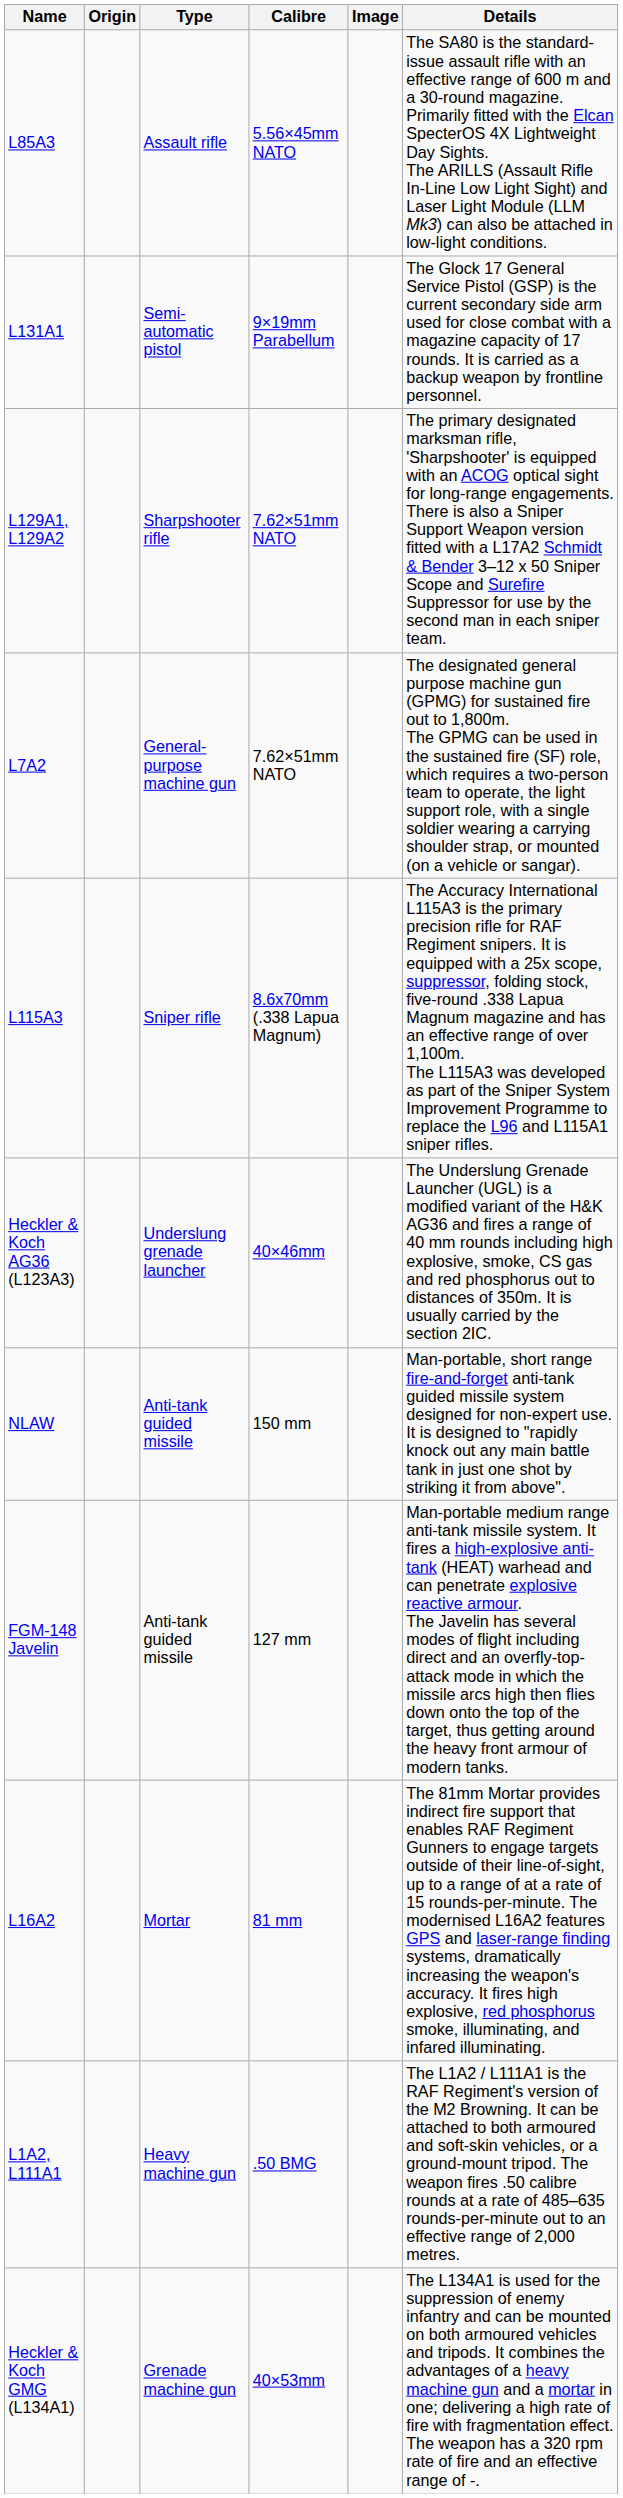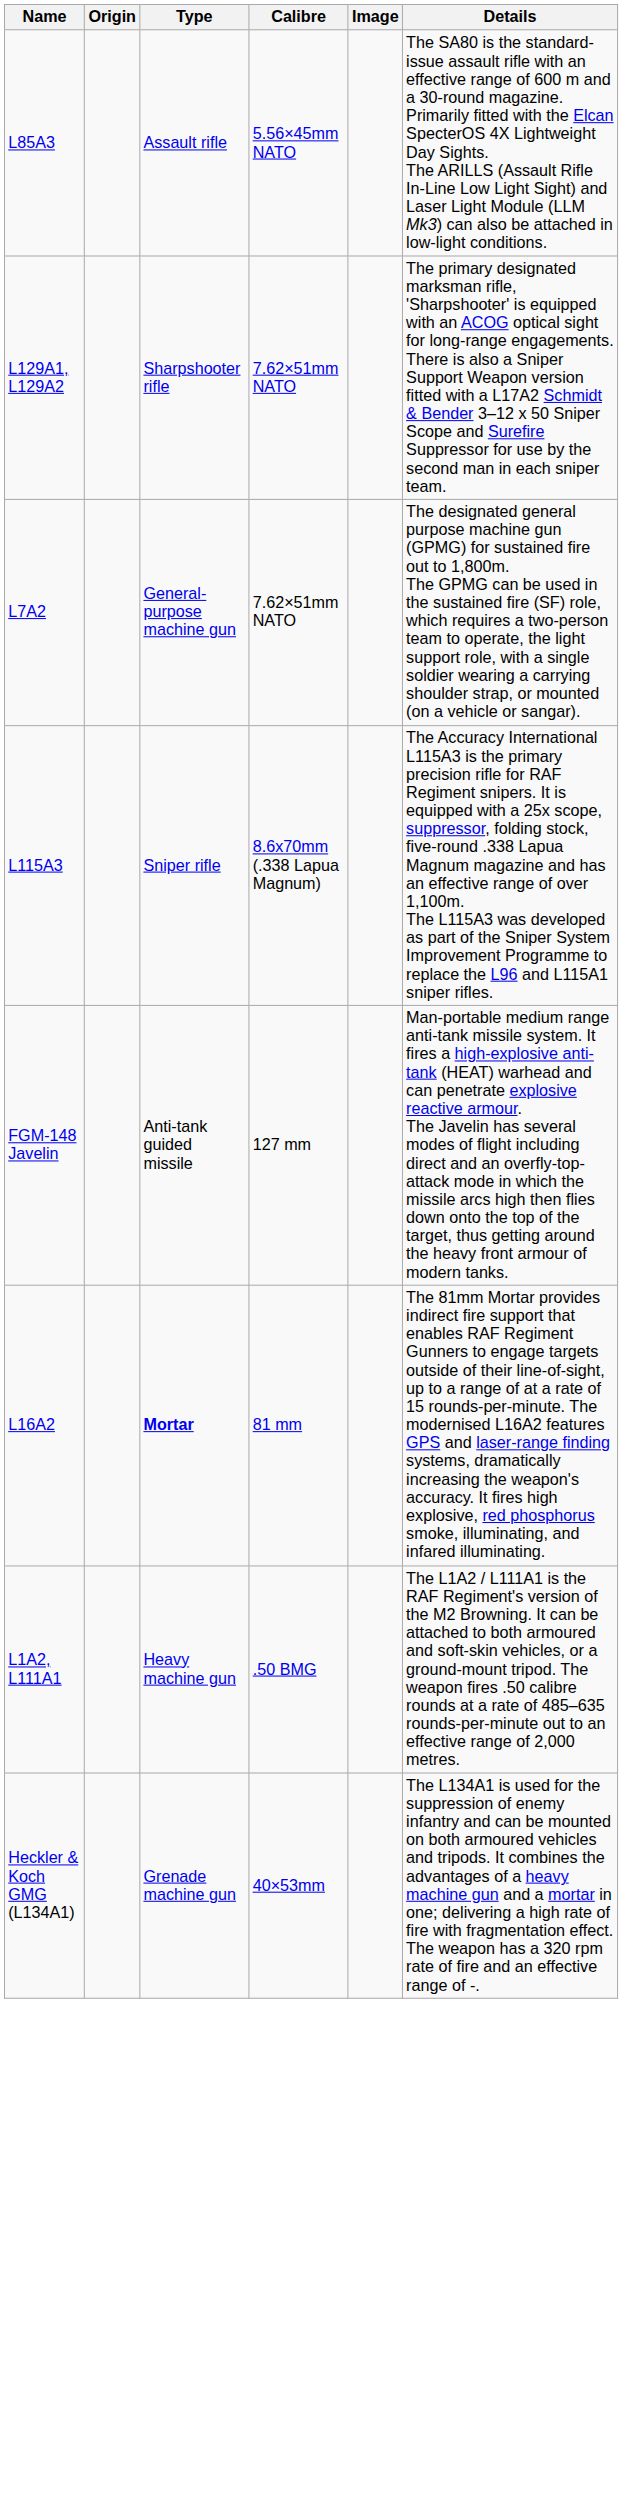- row: (36, 332)
- row: (43, 1252)
- row: (31, 1423)
(167, 1920) normal -> (169, 1425) bold
